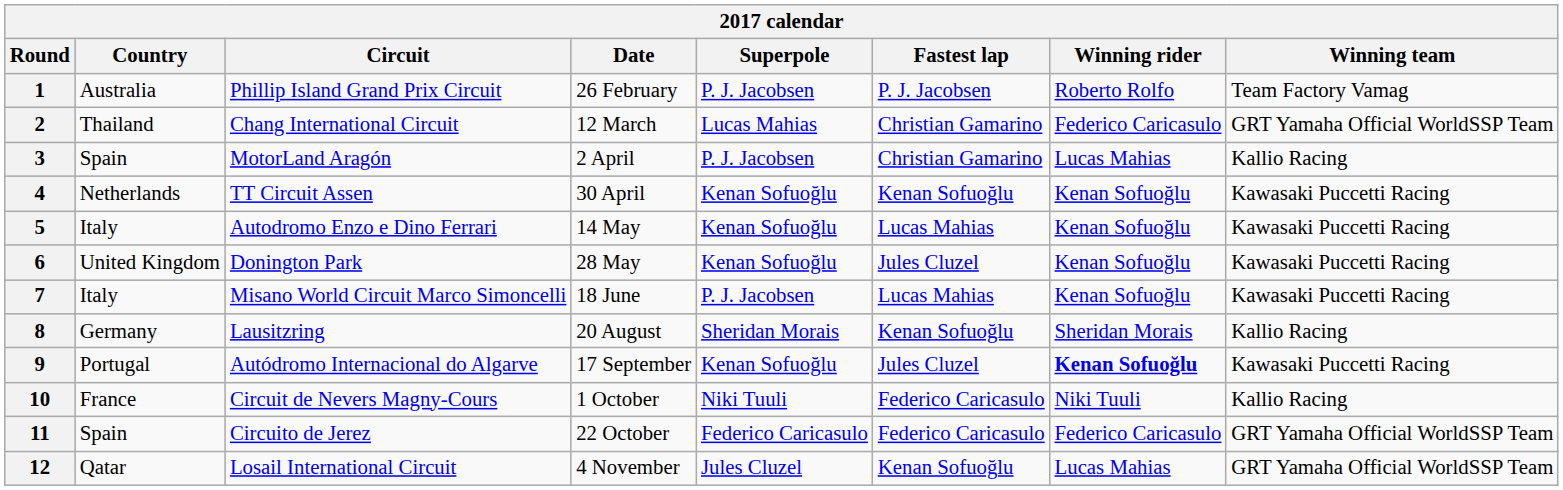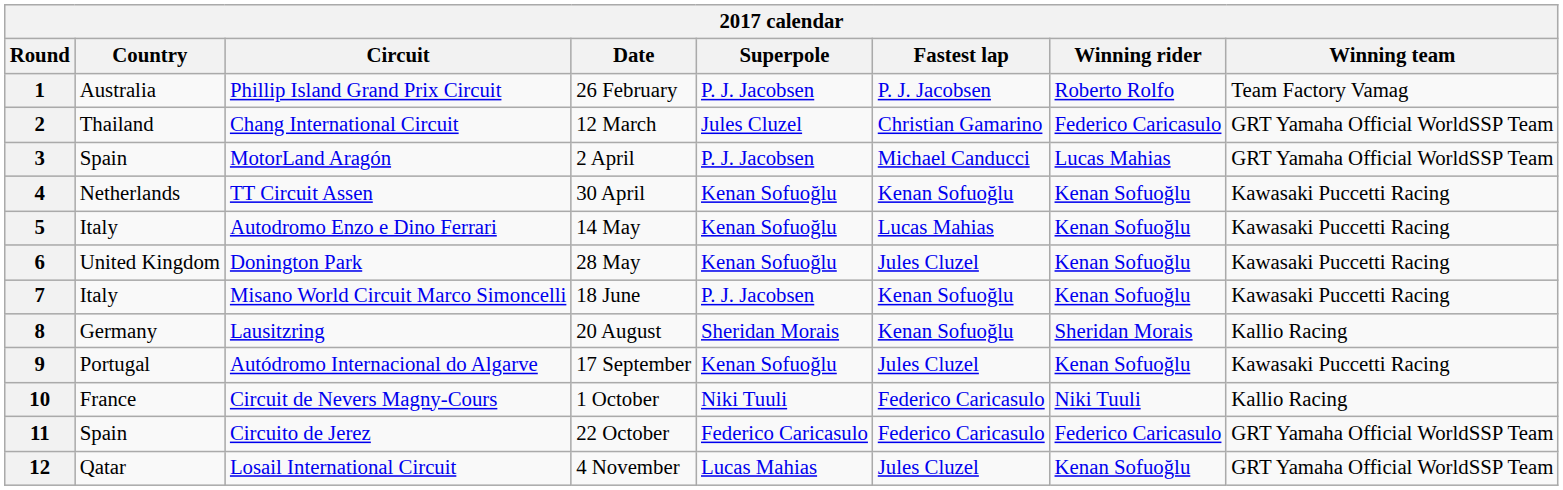(759, 124) Lucas Mahias -> (752, 124) Jules Cluzel
(960, 158) Christian Gamarino -> (954, 158) Michael Canducci
(1289, 158) Kallio Racing -> (1392, 158) GRT Yamaha Official WorldSSP Team
(936, 295) Lucas Mahias -> (946, 295) Kenan Sofuoğlu
(1126, 364) bold -> (1122, 364) normal
(752, 467) Jules Cluzel -> (759, 467) Lucas Mahias
(946, 467) Kenan Sofuoğlu -> (928, 467) Jules Cluzel
(1113, 467) Lucas Mahias -> (1122, 467) Kenan Sofuoğlu
